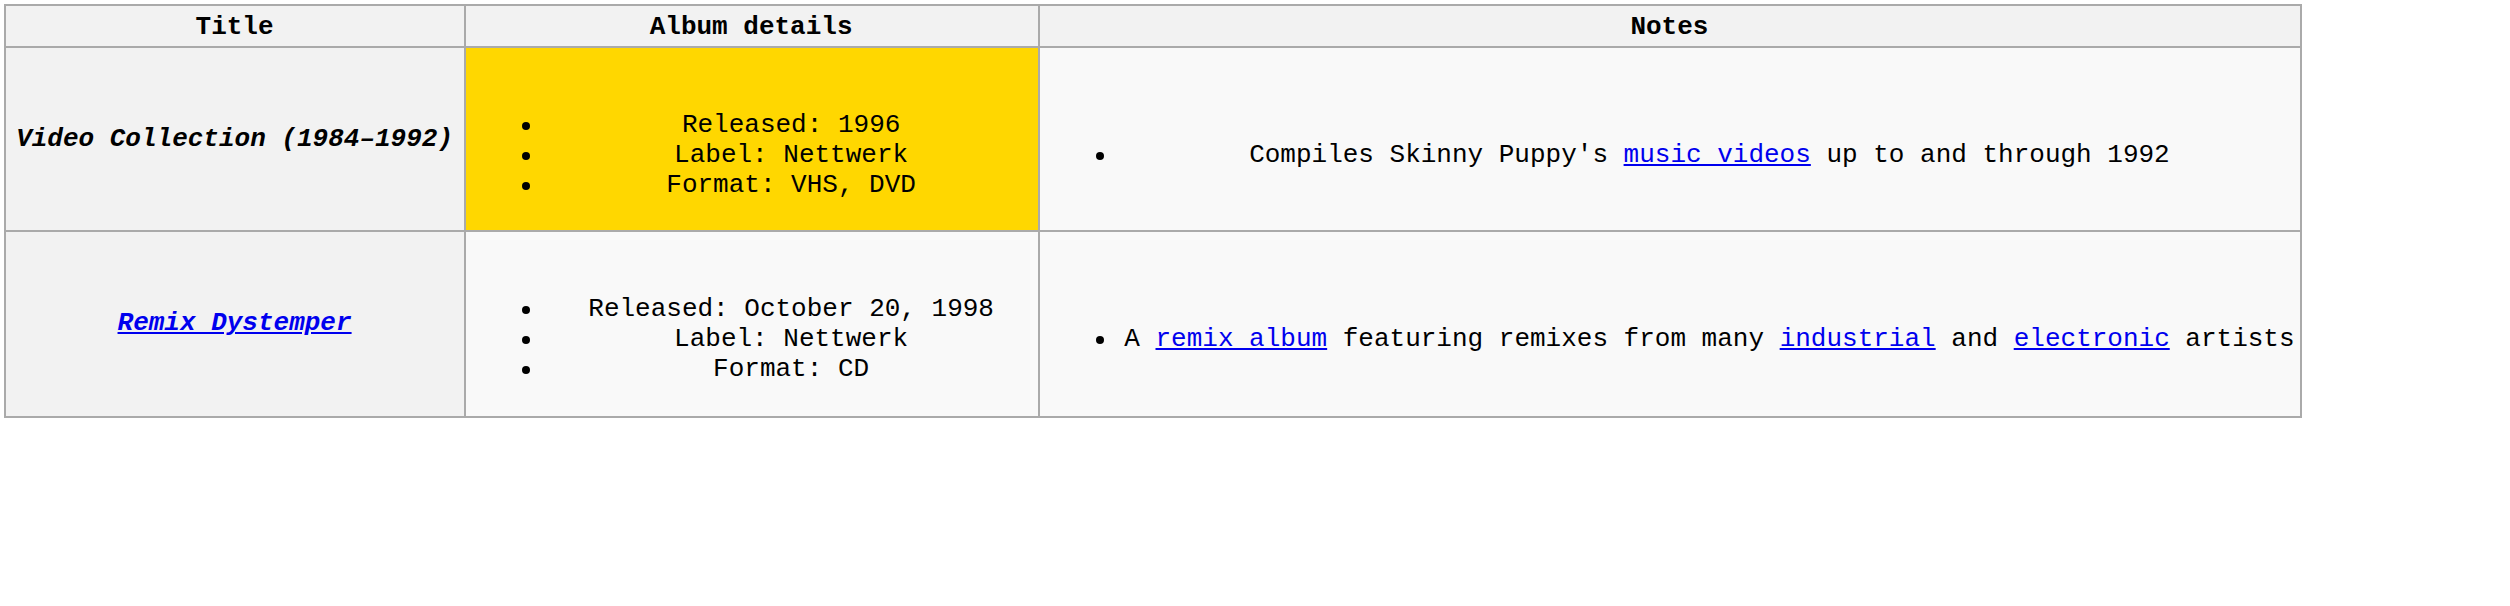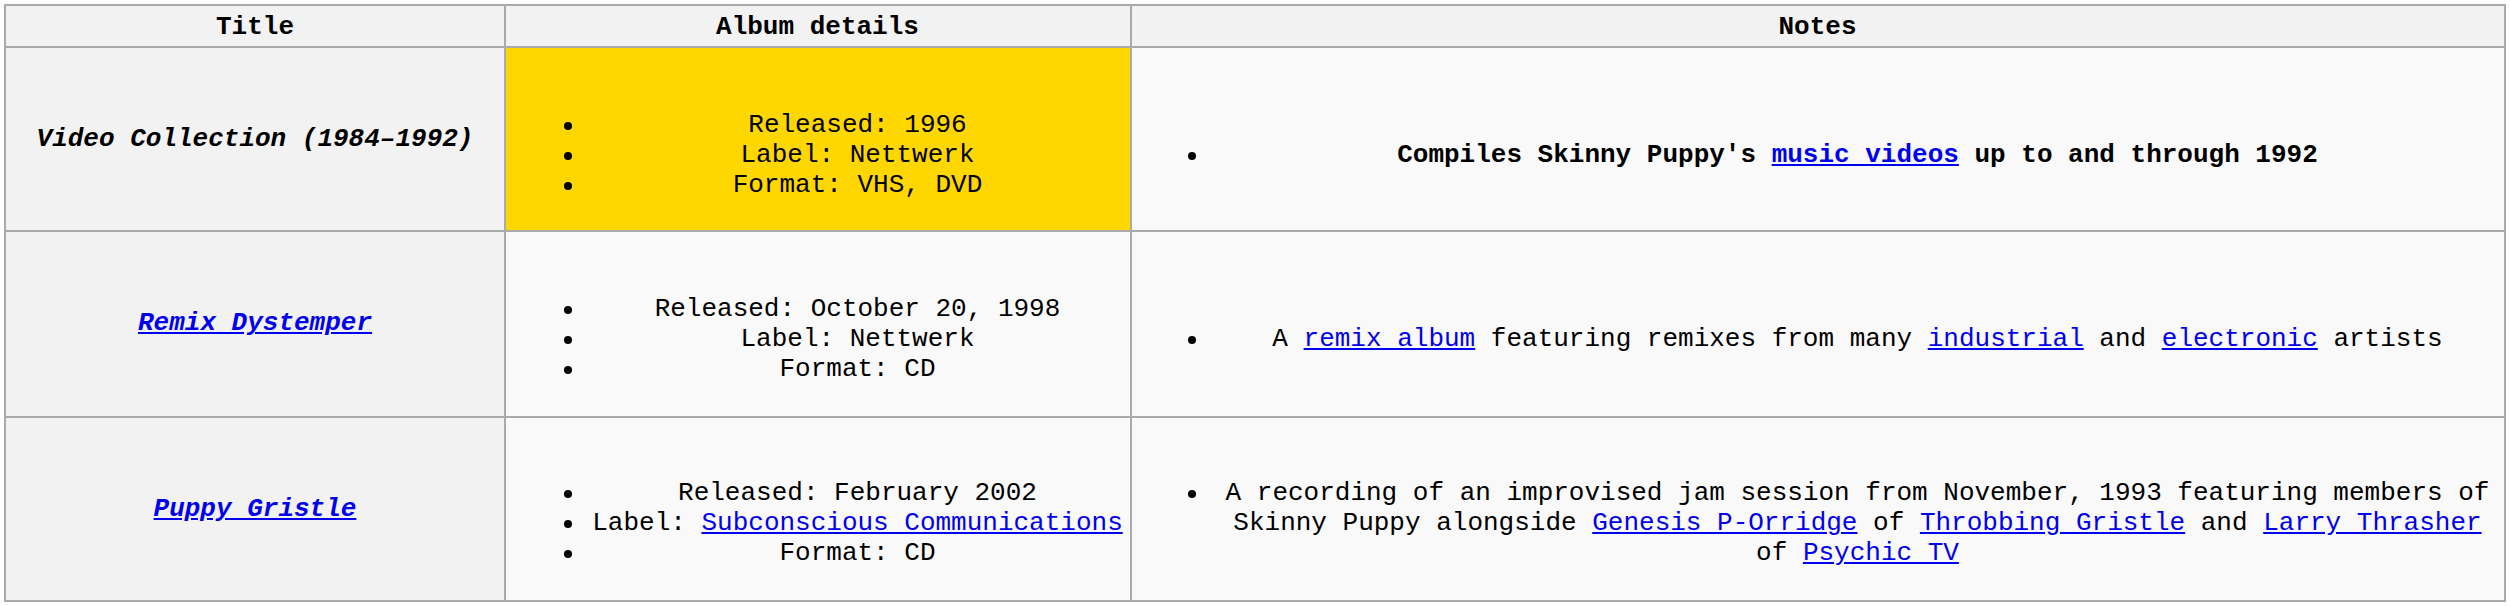(1669, 155) normal -> (1818, 155) bold
+ row: (255, 508)
